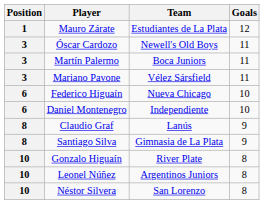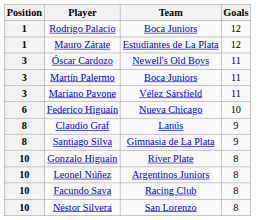+ row: (82, 28)
- row: (87, 110)
+ row: (82, 191)
